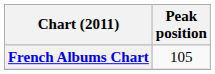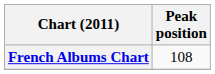(181, 57) 105 -> (181, 57) 108
